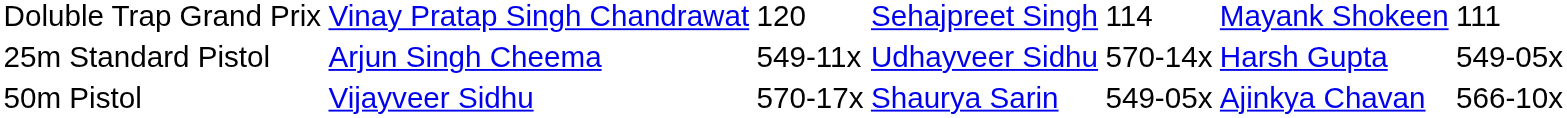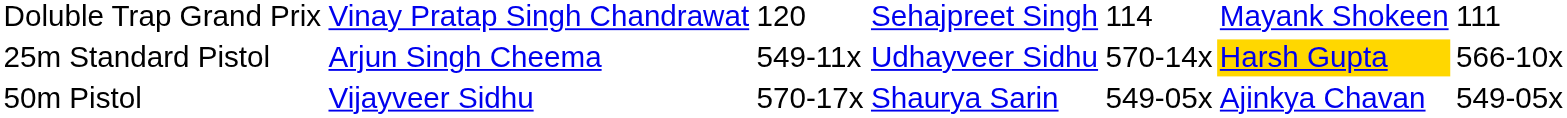(1304, 57) no background -> (1304, 57) gold background
(1509, 57) 549-05x -> (1509, 57) 566-10x
(1509, 98) 566-10x -> (1509, 98) 549-05x
